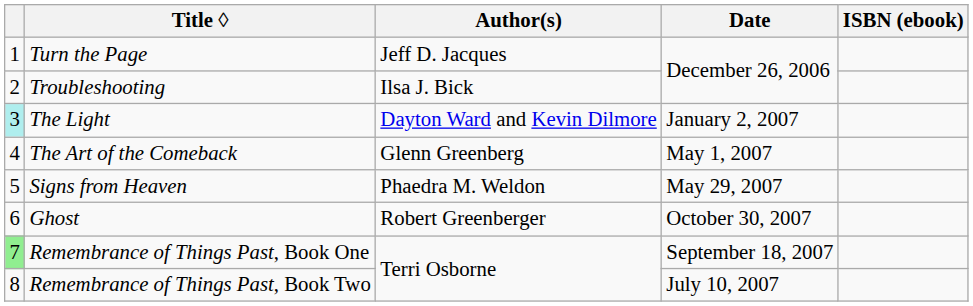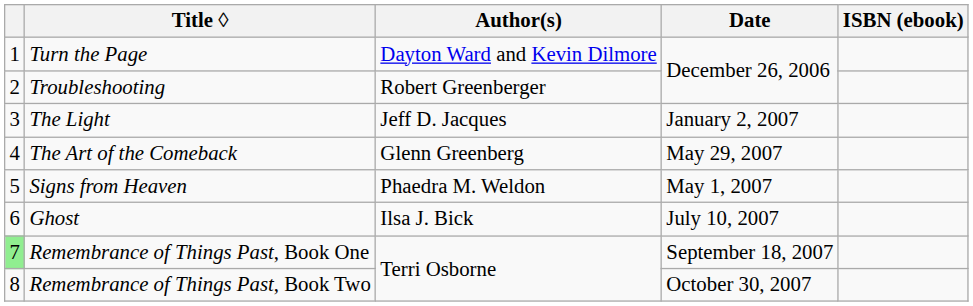(443, 53) Jeff D. Jacques -> (519, 53) Dayton Ward and Kevin Dilmore
(427, 86) Ilsa J. Bick -> (463, 86) Robert Greenberger
(15, 119) paleturquoise background -> (15, 119) no background
(519, 119) Dayton Ward and Kevin Dilmore -> (443, 119) Jeff D. Jacques
(719, 152) May 1, 2007 -> (724, 152) May 29, 2007
(724, 185) May 29, 2007 -> (719, 185) May 1, 2007
(463, 218) Robert Greenberger -> (427, 218) Ilsa J. Bick
(739, 218) October 30, 2007 -> (723, 218) July 10, 2007
(723, 284) July 10, 2007 -> (739, 284) October 30, 2007
